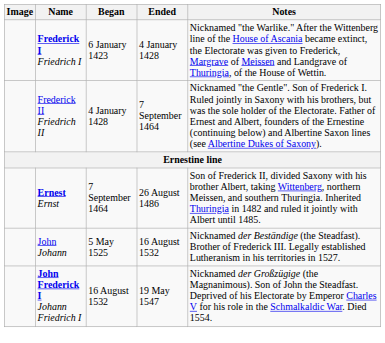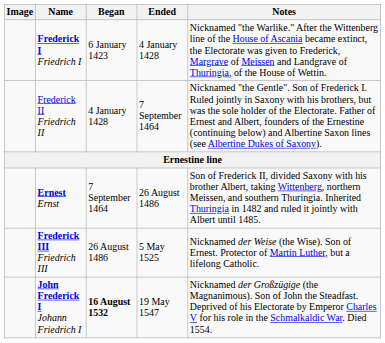+ row: (58, 252)
- row: (52, 247)
(108, 296) normal -> (109, 307) bold
